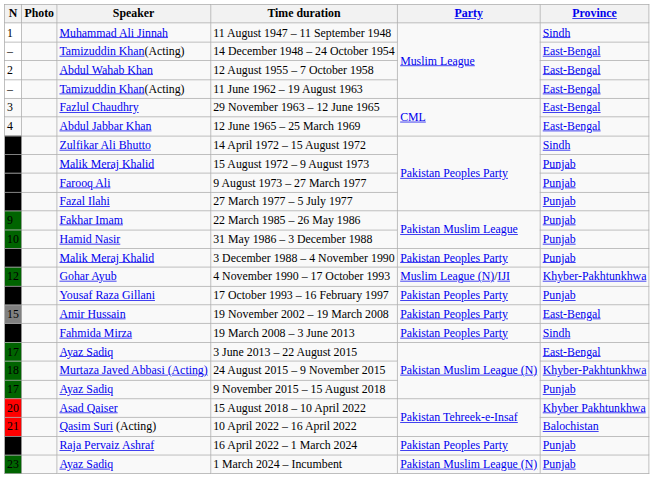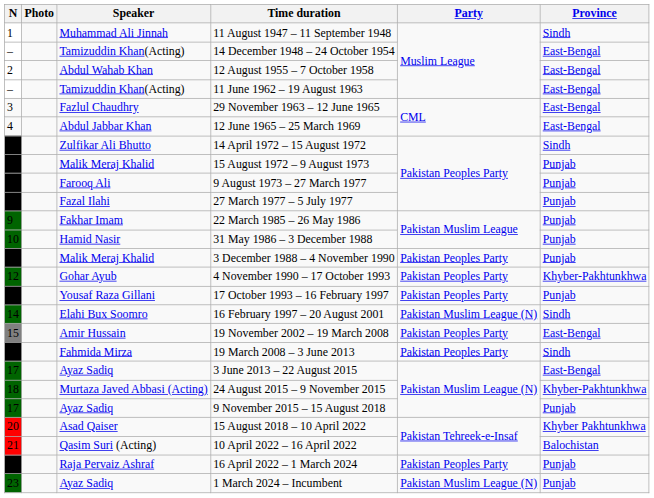(455, 276) Muslim League (N)/IJI -> (454, 276) Pakistan Peoples Party
+ row: (299, 314)
